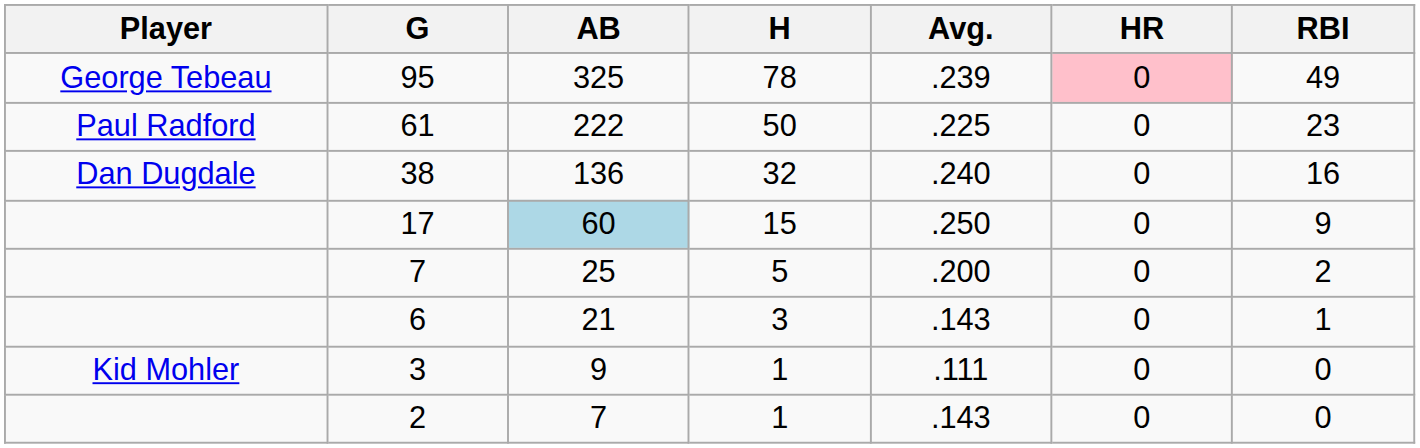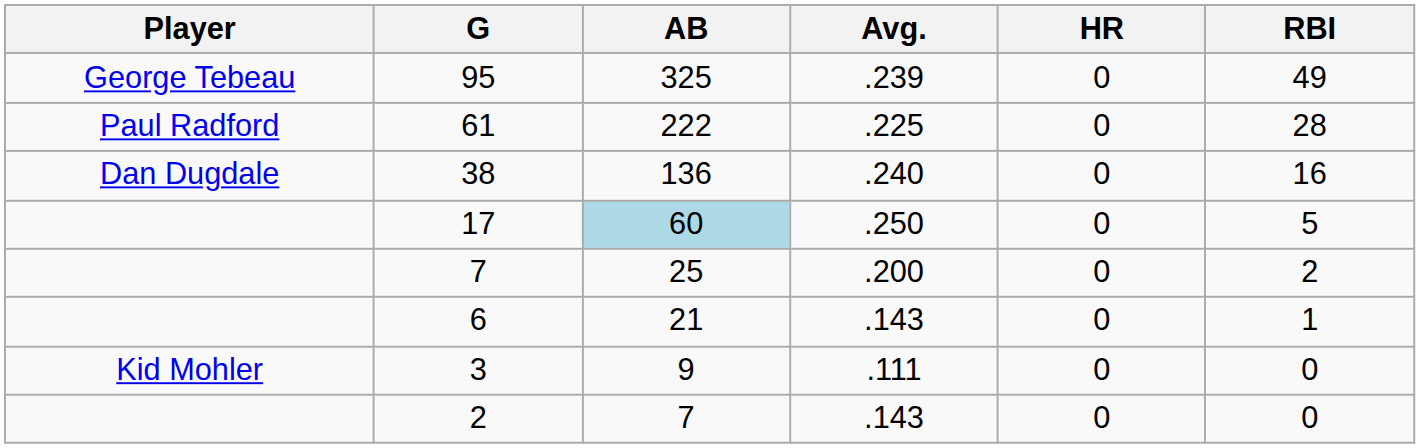- column: (780, 28)
(1142, 77) pink background -> (1102, 77) no background
(1323, 126) 23 -> (1310, 126) 28
(1323, 223) 9 -> (1310, 223) 5
